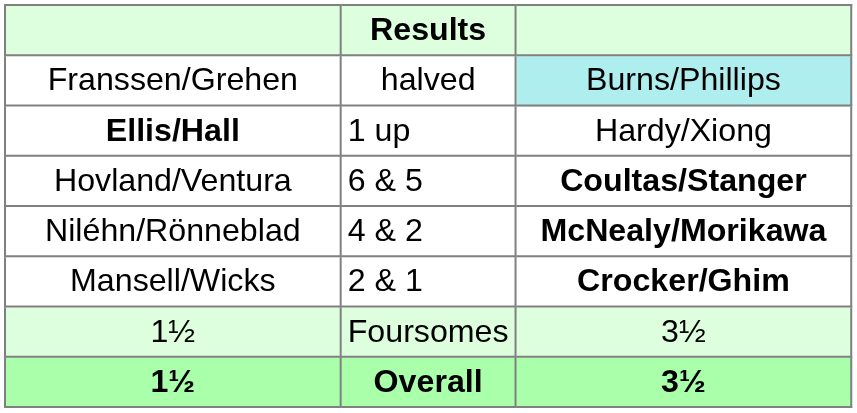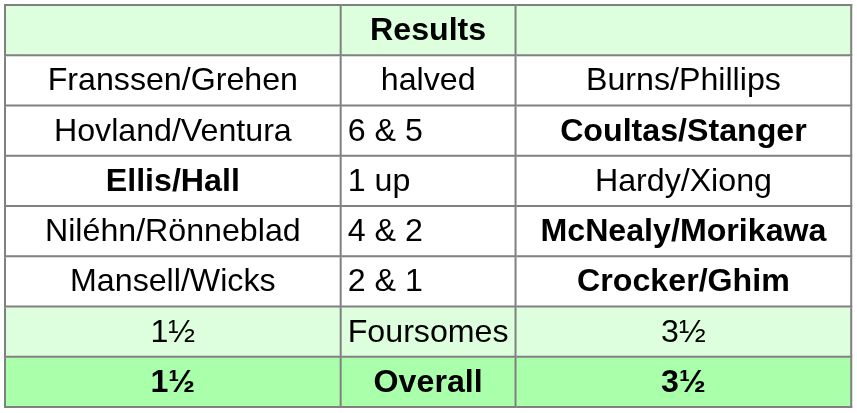(683, 79) paleturquoise background -> (683, 79) no background
rows swapped: (173, 180) <-> (173, 130)
